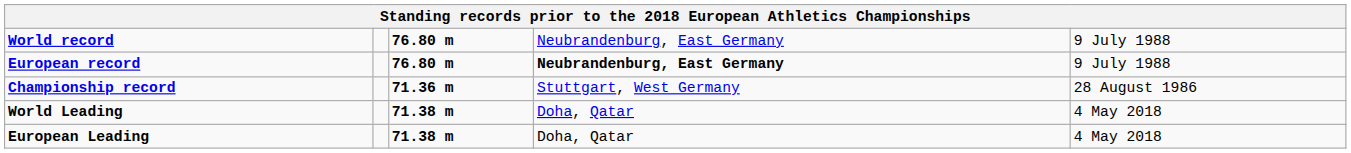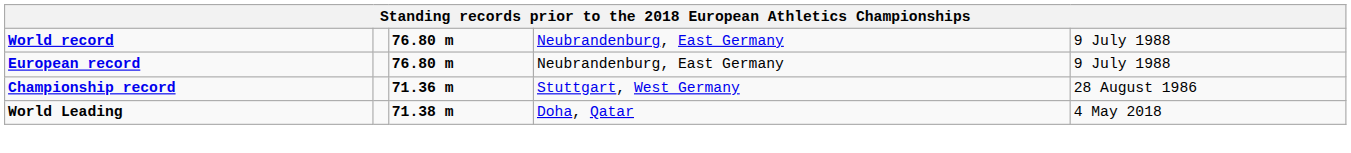(660, 64) bold -> (660, 64) normal
- row: (79, 136)
